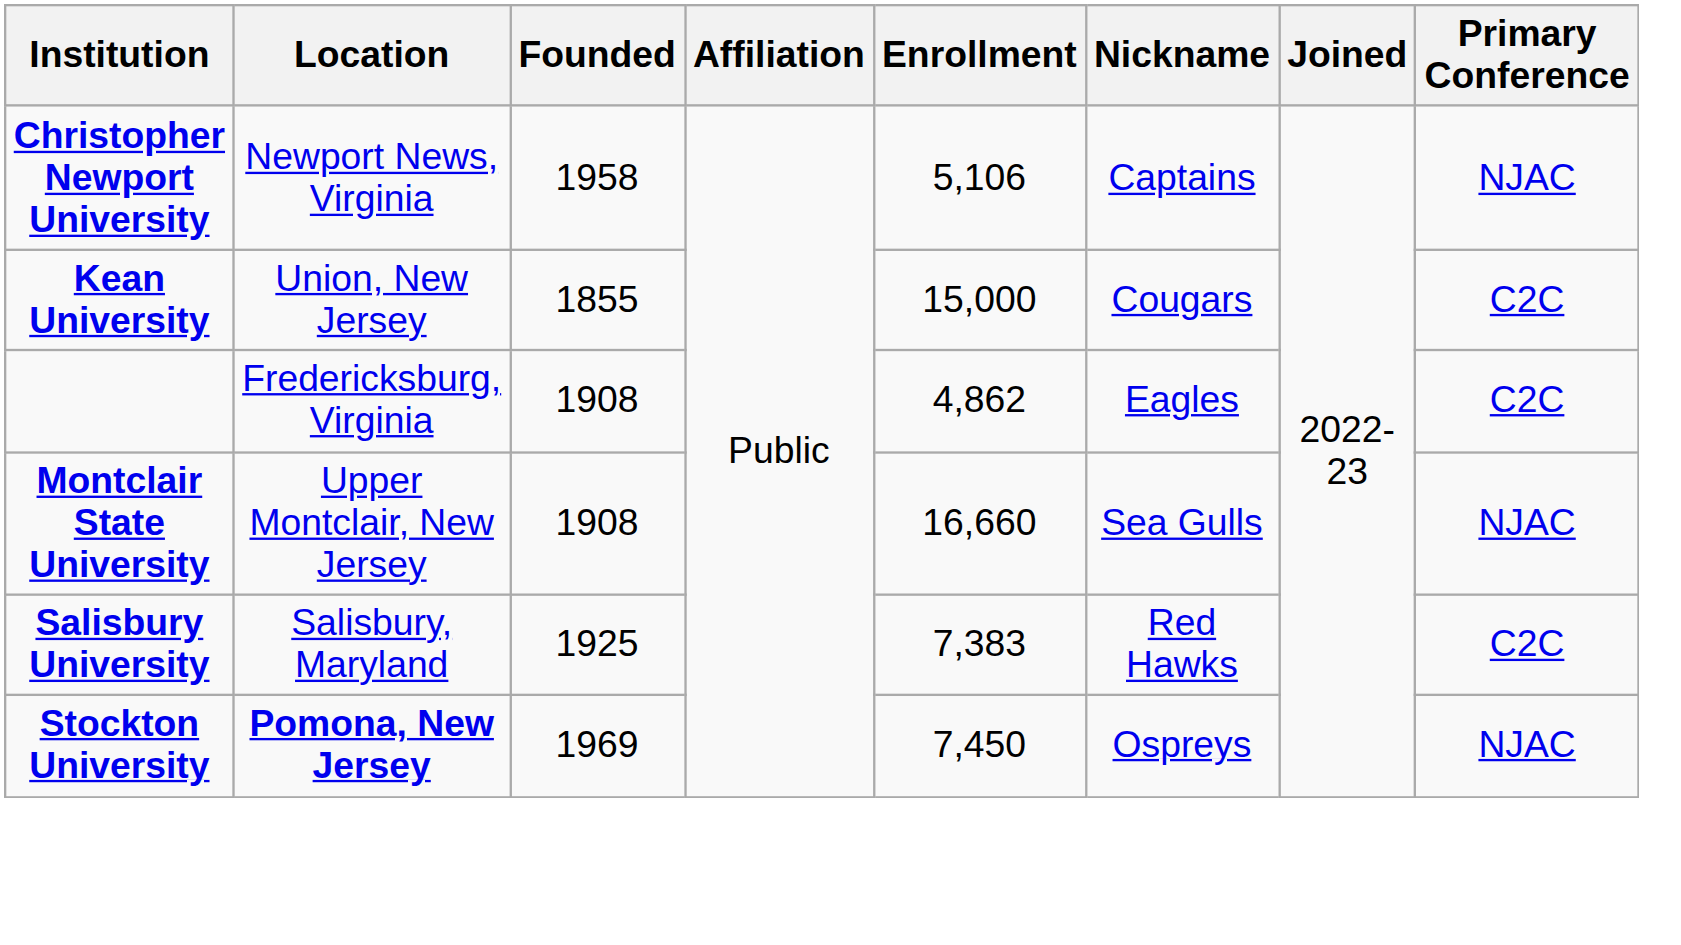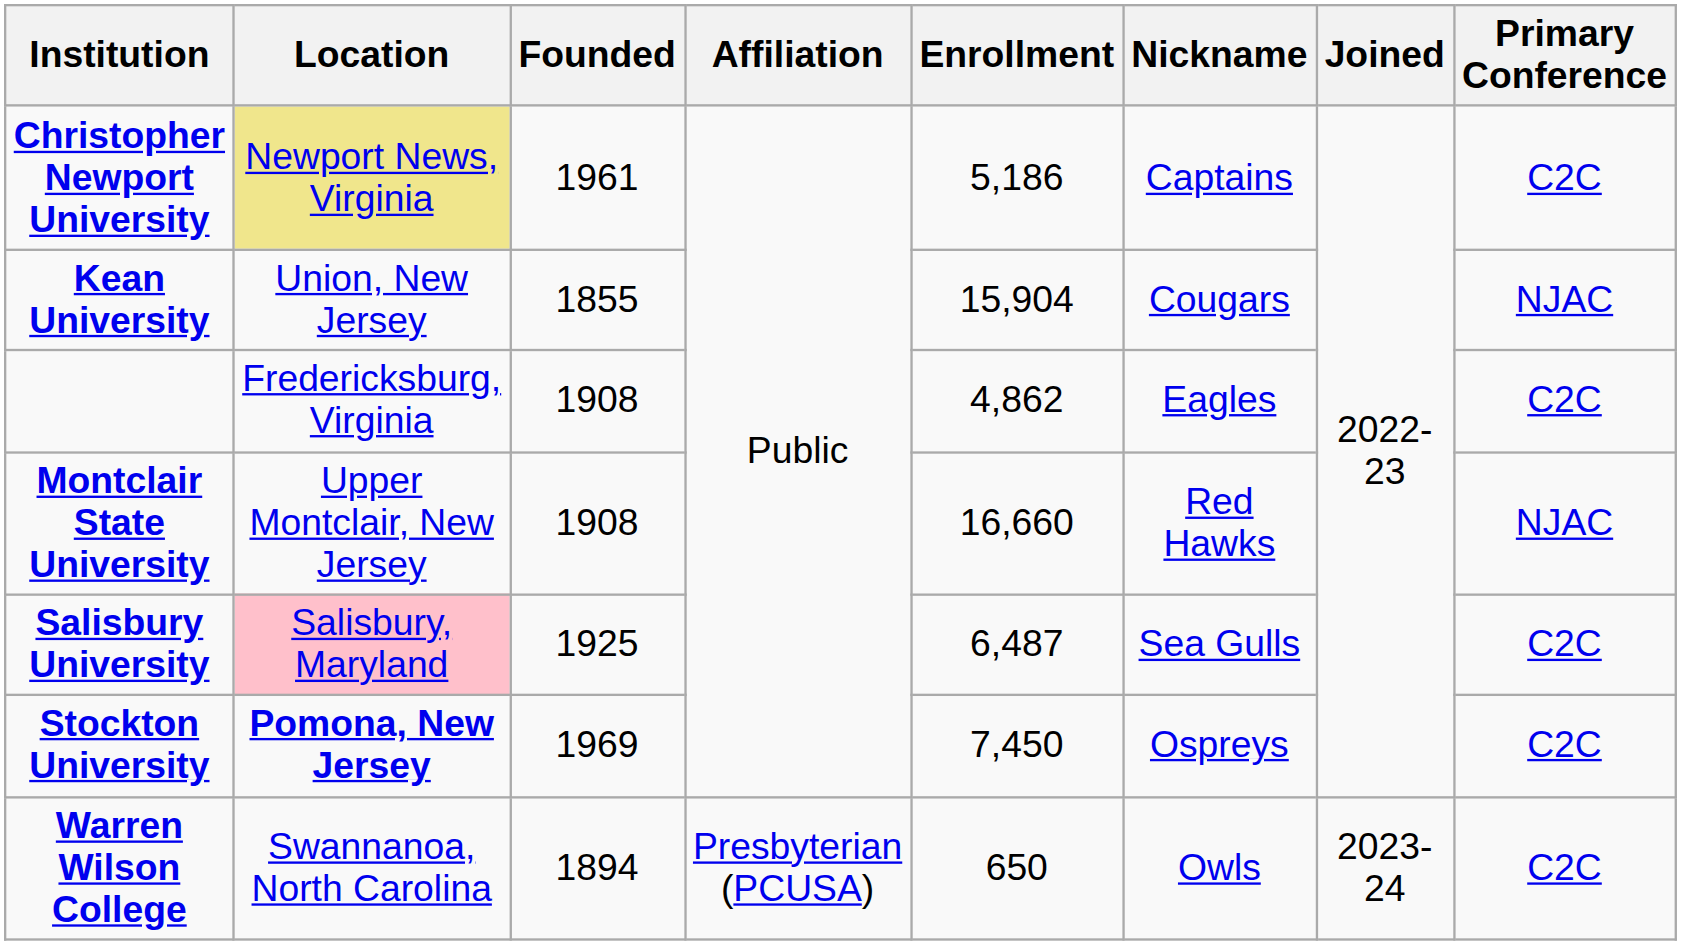(372, 177) no background -> (372, 177) khaki background
(597, 177) 1958 -> (597, 177) 1961
(979, 177) 5,106 -> (1017, 177) 5,186
(1527, 177) NJAC -> (1564, 177) C2C
(979, 299) 15,000 -> (1017, 299) 15,904
(1527, 299) C2C -> (1565, 299) NJAC
(1182, 522) Sea Gulls -> (1219, 522) Red Hawks
(372, 644) no background -> (372, 644) pink background
(979, 644) 7,383 -> (1017, 644) 6,487
(1182, 644) Red Hawks -> (1219, 644) Sea Gulls
(1527, 745) NJAC -> (1564, 745) C2C
+ row: (119, 867)
